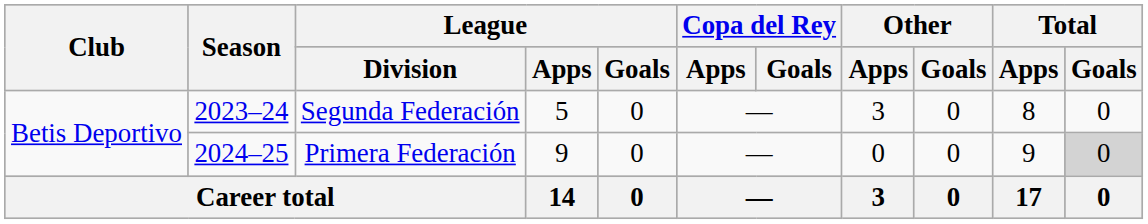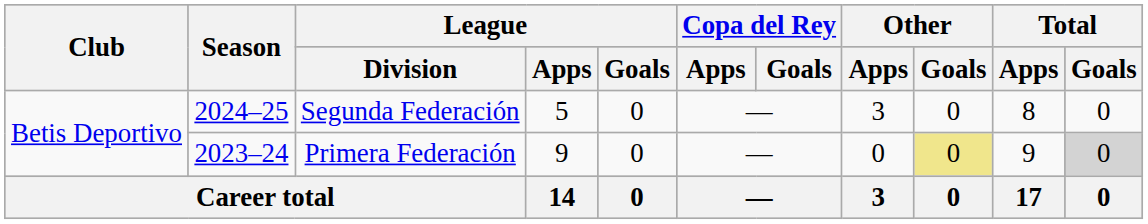(241, 111) 2023–24 -> (241, 111) 2024–25
(241, 153) 2024–25 -> (241, 153) 2023–24
(953, 153) no background -> (953, 153) khaki background
